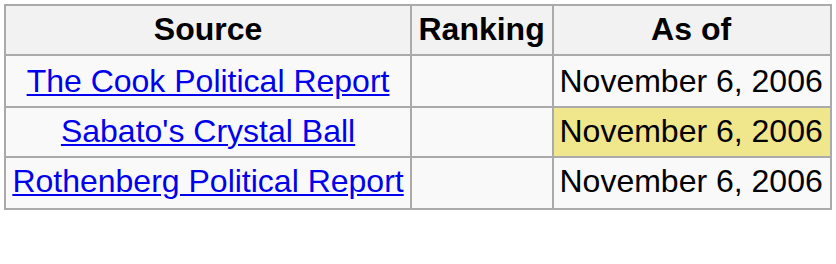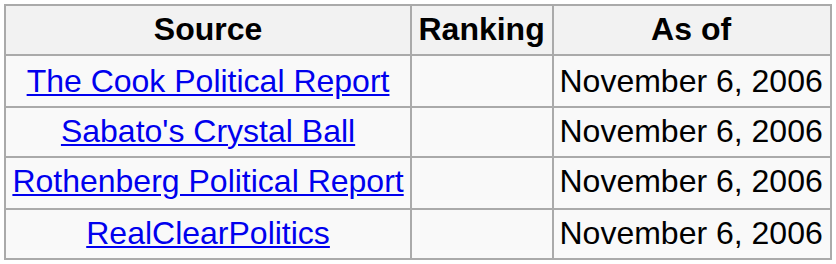(691, 131) khaki background -> (691, 131) no background
+ row: (208, 232)
